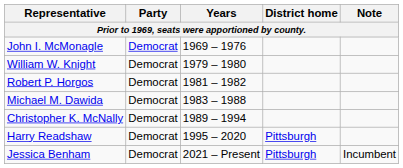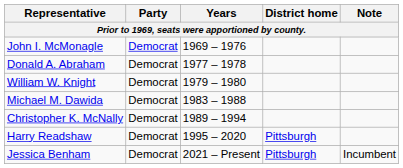+ row: (56, 64)
- row: (50, 82)
